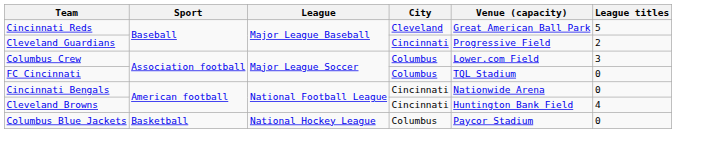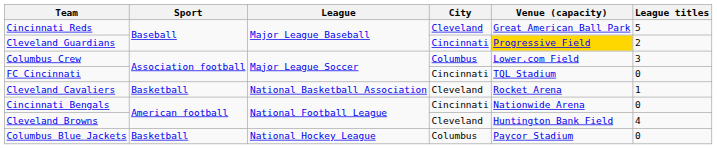(502, 43) no background -> (542, 43) gold background
(414, 74) Columbus -> (460, 74) Cincinnati
+ row: (61, 89)
(420, 105) Cincinnati -> (457, 120) Cleveland
